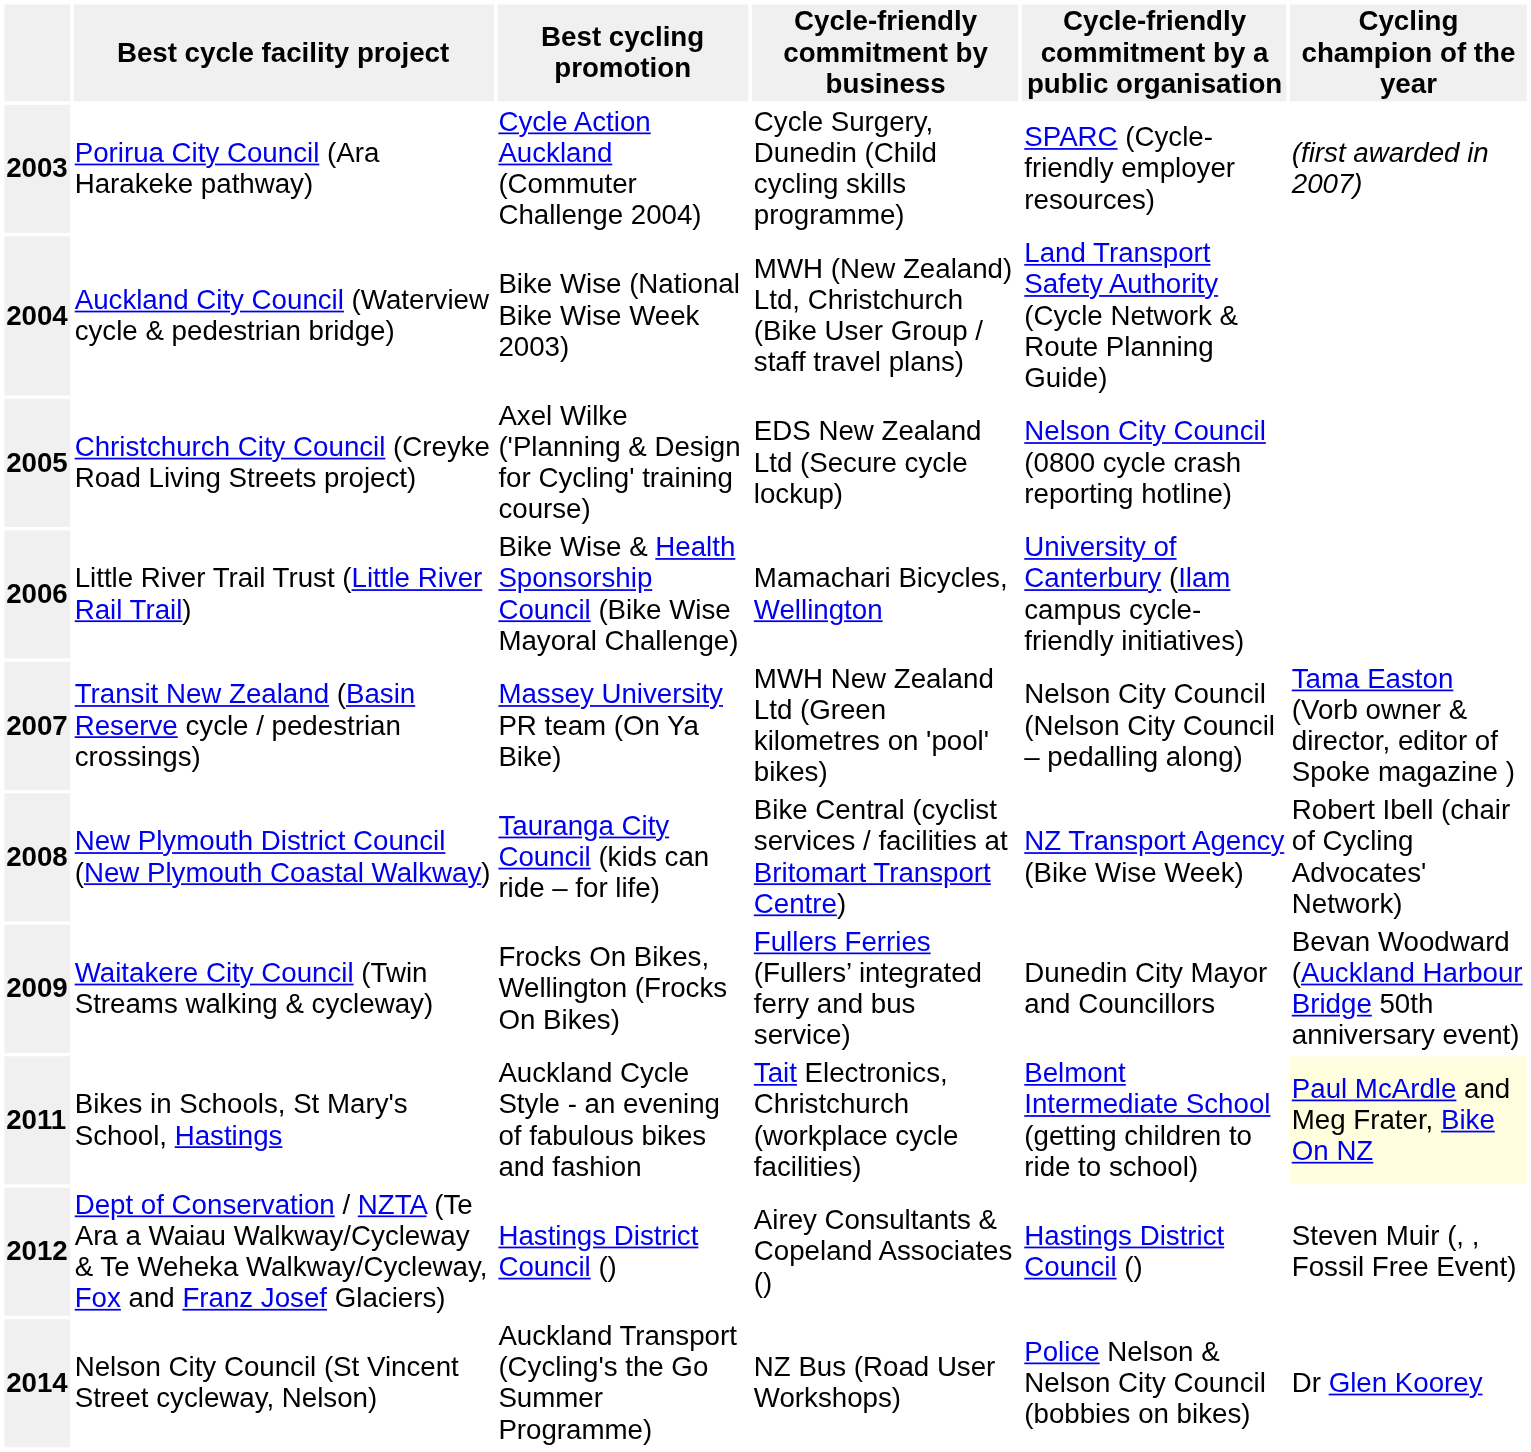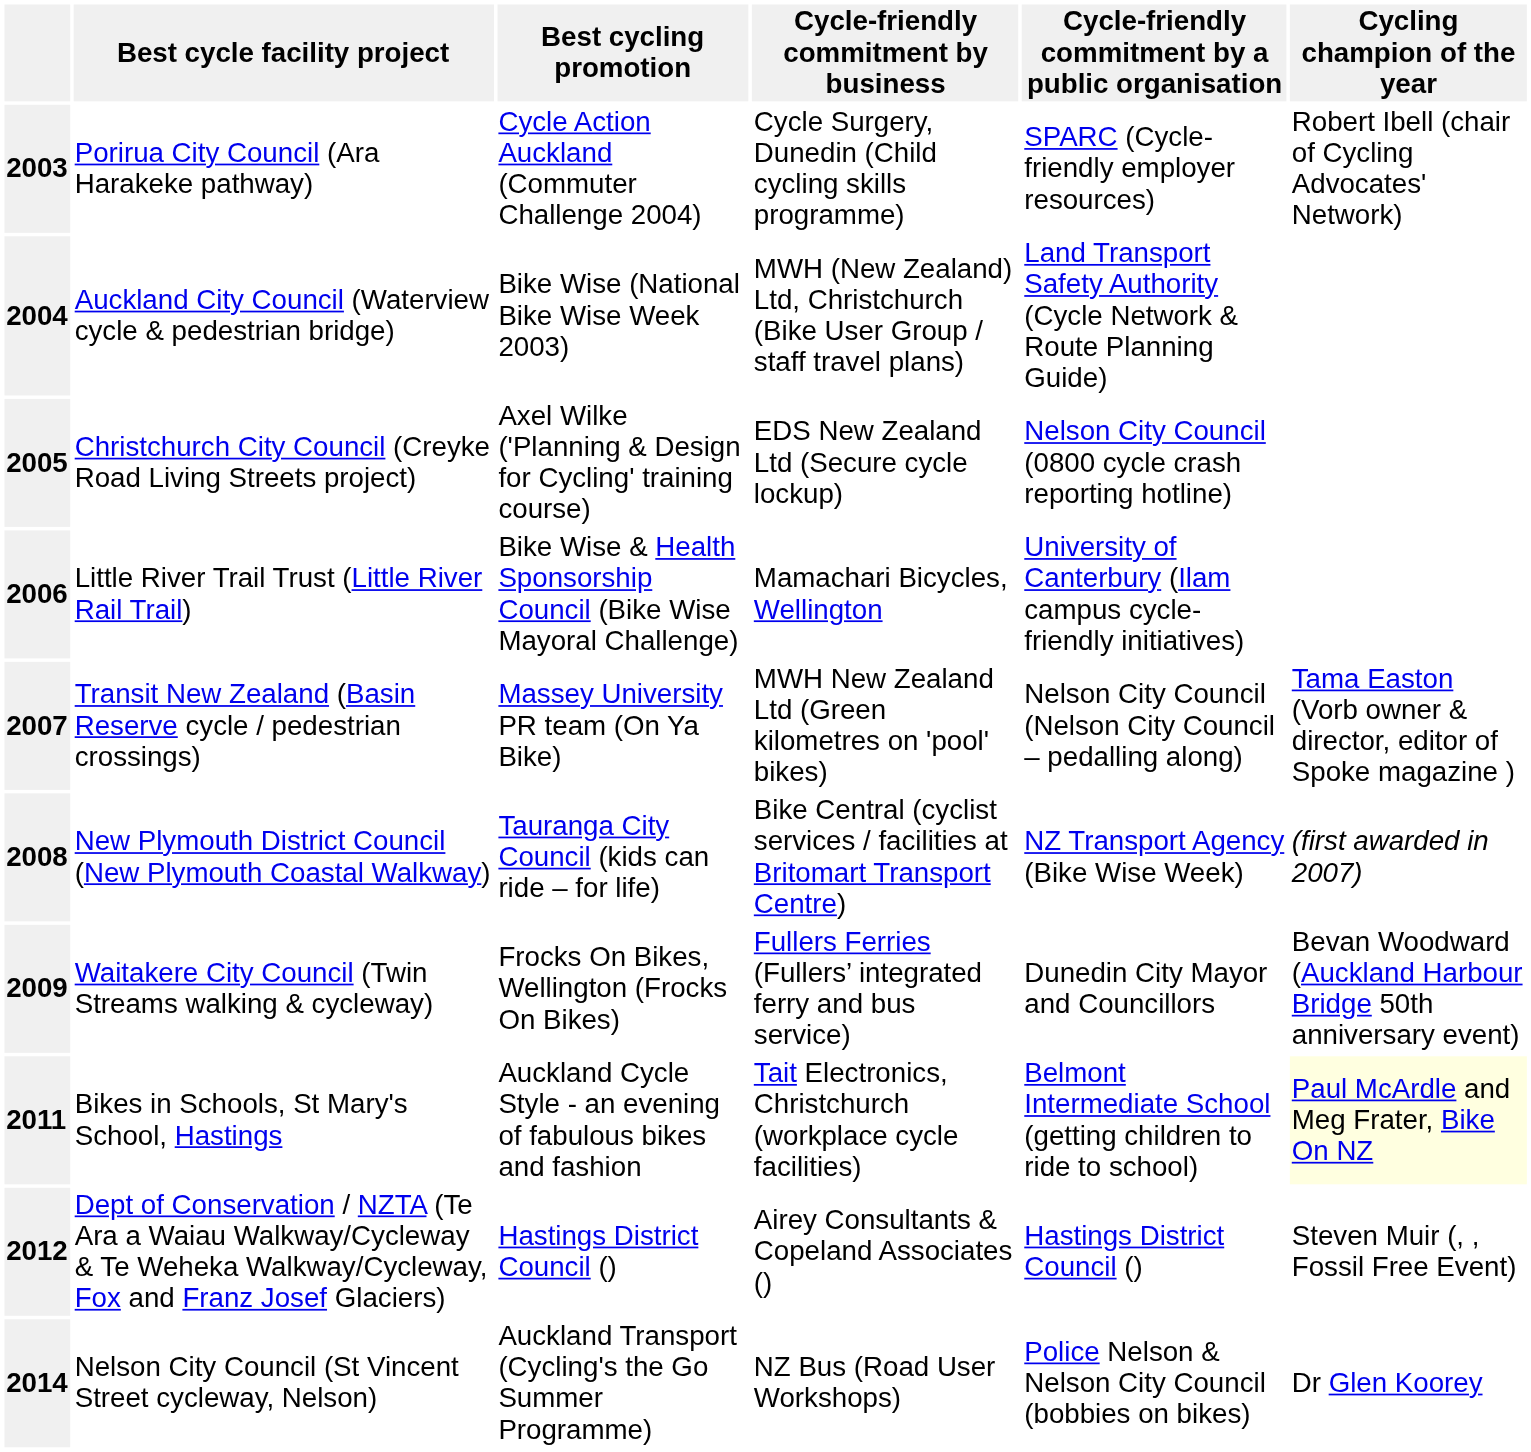(1390, 168) (first awarded in 2007) -> (1401, 168) Robert Ibell (chair of Cycling Advocates' Network)
(1401, 856) Robert Ibell (chair of Cycling Advocates' Network) -> (1390, 856) (first awarded in 2007)
